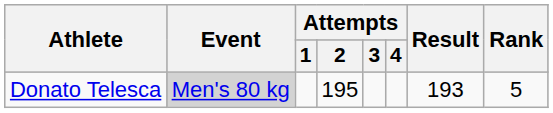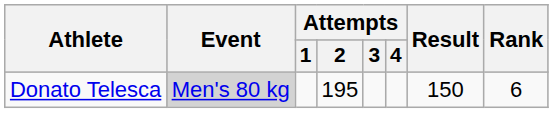(445, 90) 193 -> (445, 90) 150
(516, 90) 5 -> (516, 90) 6
